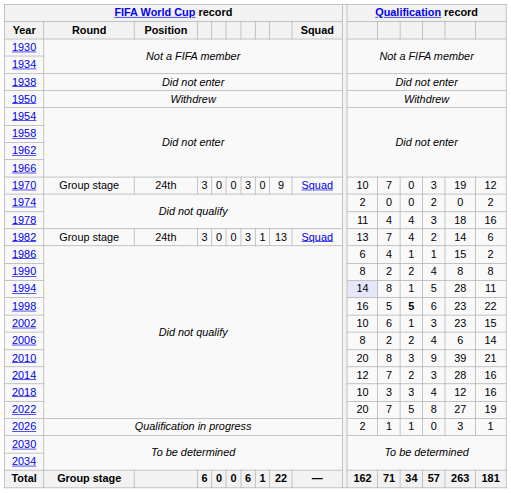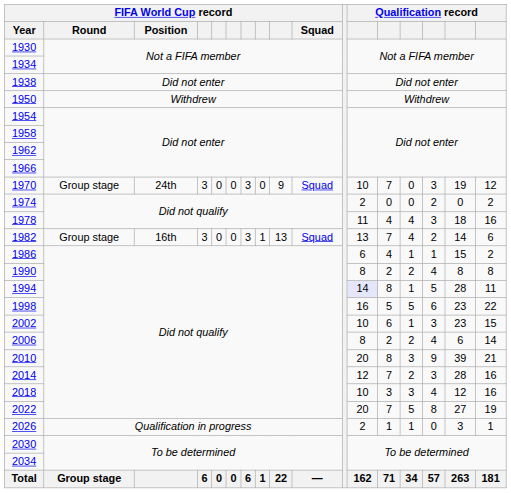(166, 237) 24th -> (166, 237) 16th
(411, 306) bold -> (411, 306) normal
